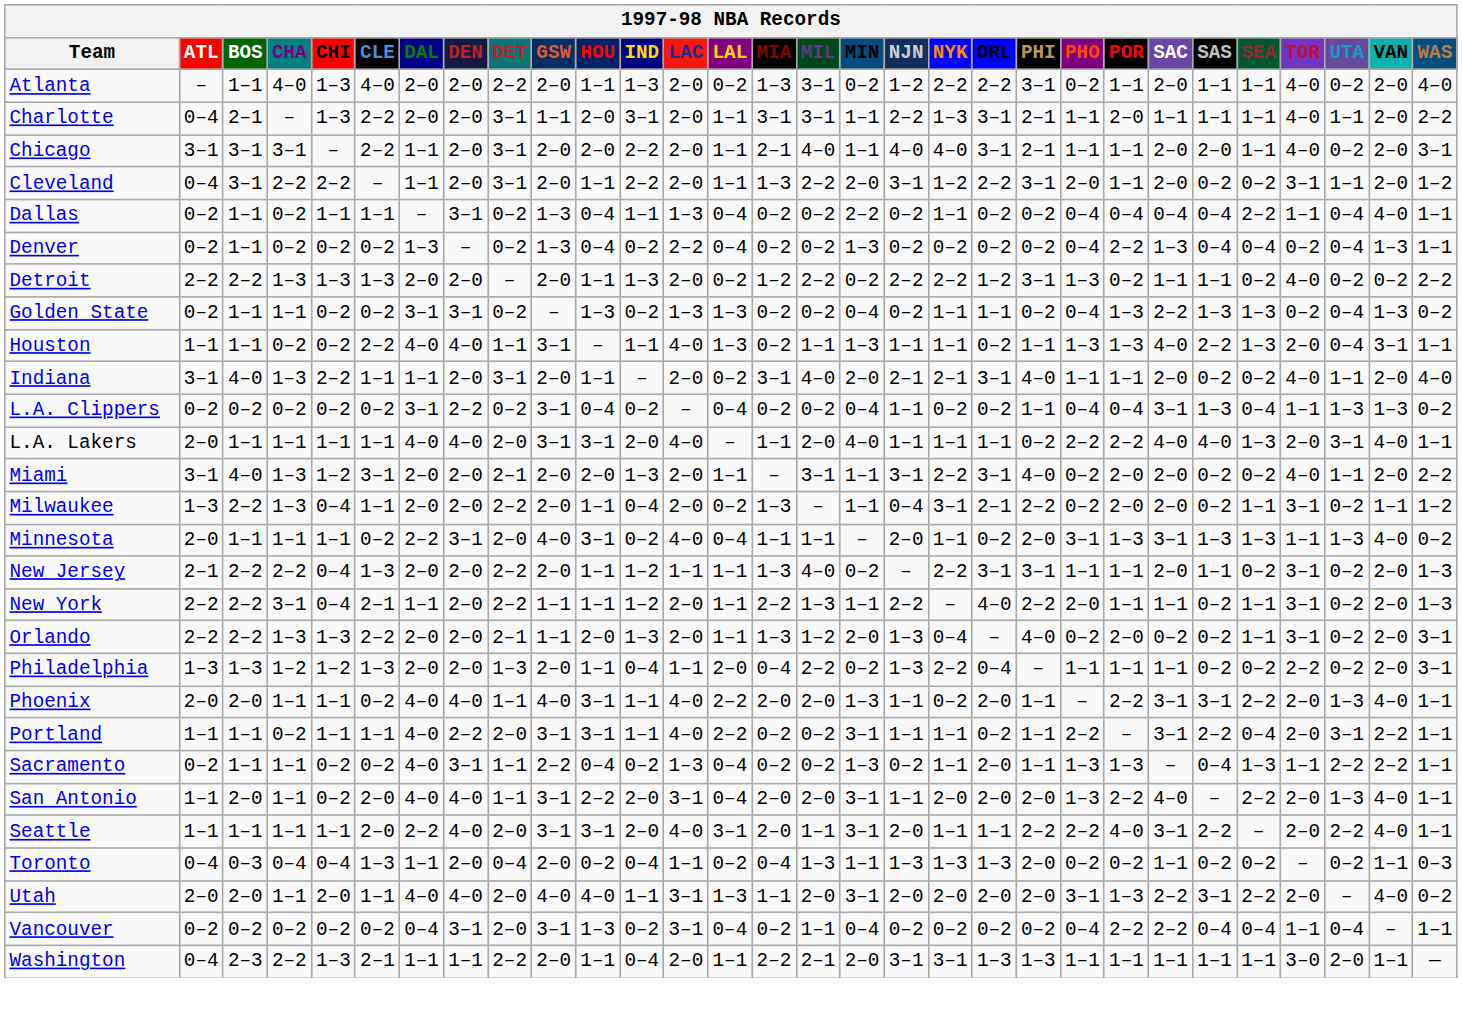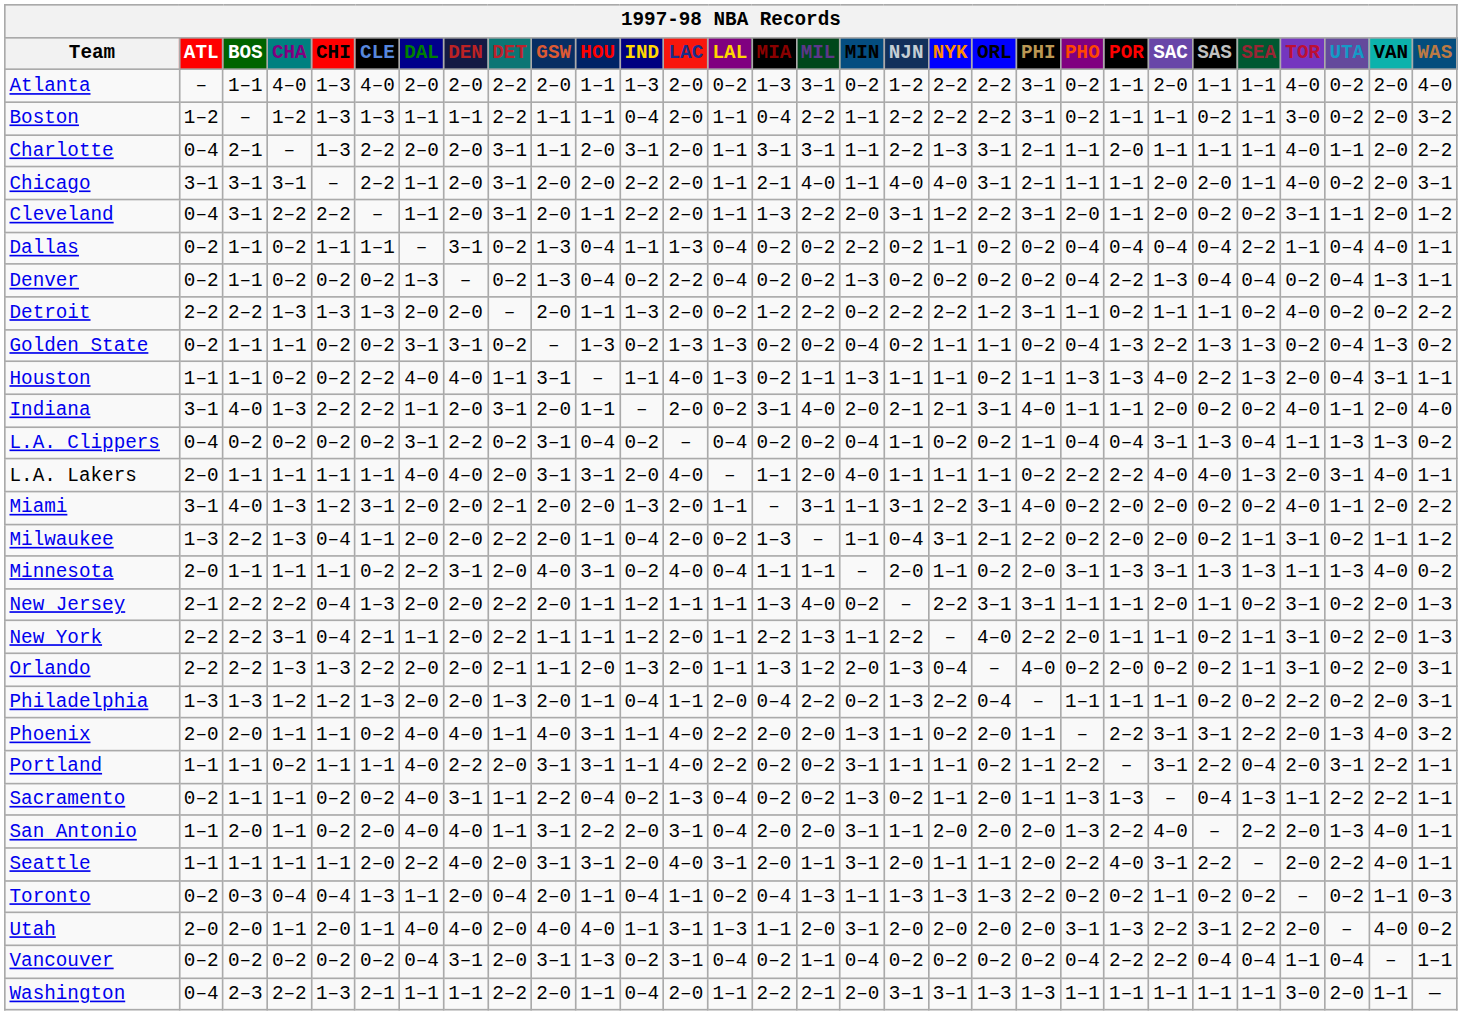+ row: (44, 118)
(1082, 280) 1–3 -> (1082, 313) 1–1
(377, 377) 1–1 -> (377, 410) 2–2
(201, 410) 0–2 -> (201, 442) 0–4
(1435, 702) 1–1 -> (1435, 734) 3–2
(1038, 832) 2–2 -> (1038, 864) 2–0
(201, 864) 0–4 -> (201, 896) 0–2
(598, 864) 0–2 -> (598, 896) 1–1
(1038, 864) 2–0 -> (1038, 896) 2–2
